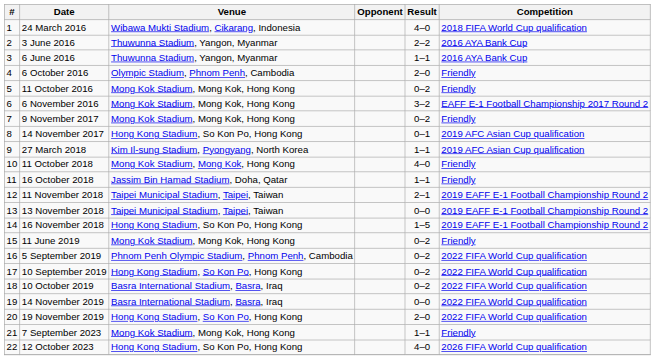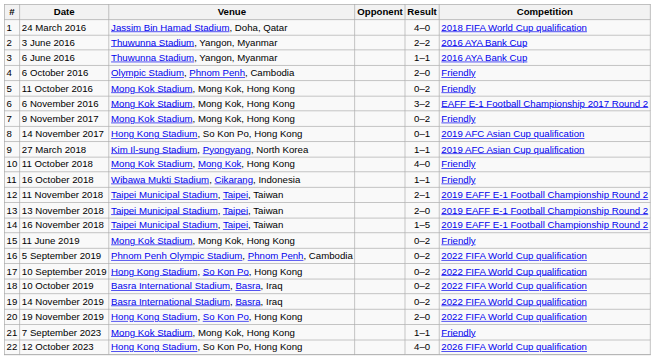(206, 28) Wibawa Mukti Stadium, Cikarang, Indonesia -> (199, 28) Jassim Bin Hamad Stadium, Doha, Qatar
(199, 180) Jassim Bin Hamad Stadium, Doha, Qatar -> (206, 180) Wibawa Mukti Stadium, Cikarang, Indonesia
(422, 210) 0–0 -> (422, 210) 2–0
(207, 226) Hong Kong Stadium, So Kon Po, Hong Kong -> (197, 226) Taipei Municipal Stadium, Taipei, Taiwan
(422, 302) 0–0 -> (422, 302) 0–2
